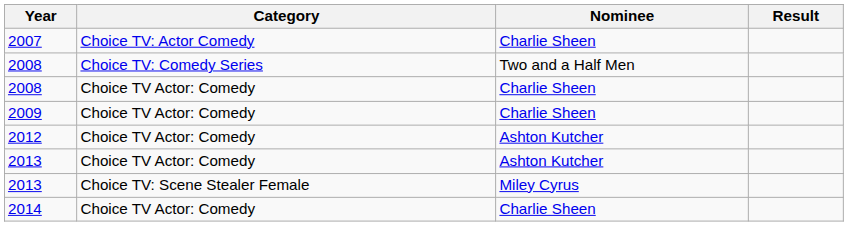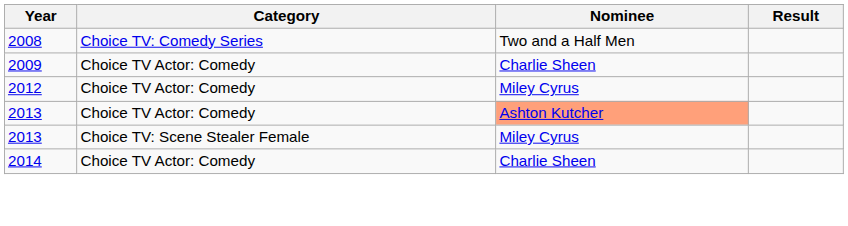- row: (25, 40)
- row: (25, 88)
(551, 137) Ashton Kutcher -> (539, 88) Miley Cyrus
(551, 161) no background -> (551, 112) lightsalmon background
